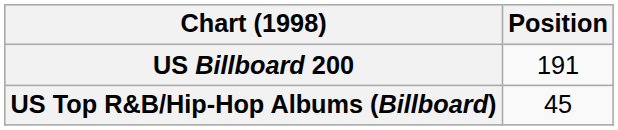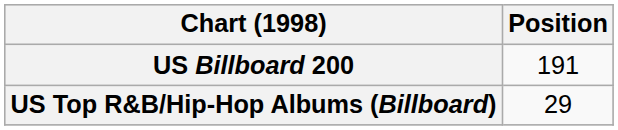(558, 104) 45 -> (558, 104) 29
